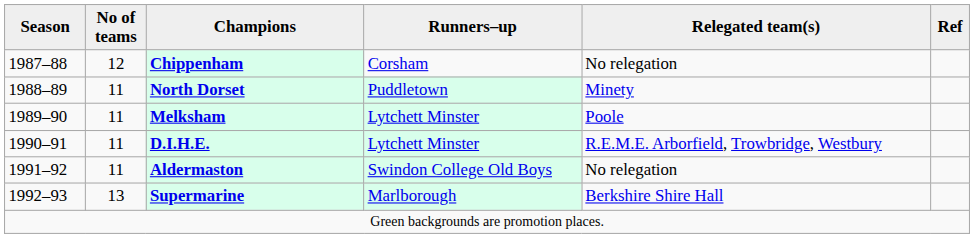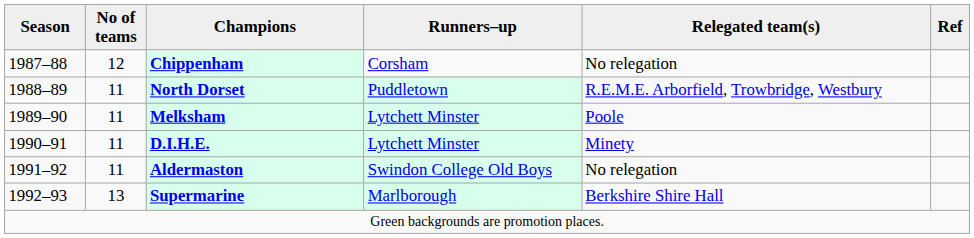(610, 90) Minety -> (734, 90) R.E.M.E. Arborfield, Trowbridge, Westbury
(734, 143) R.E.M.E. Arborfield, Trowbridge, Westbury -> (610, 143) Minety
